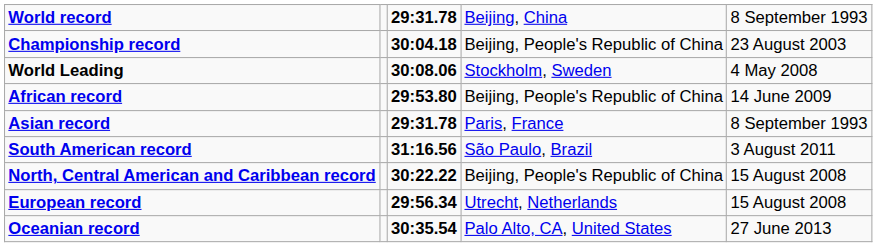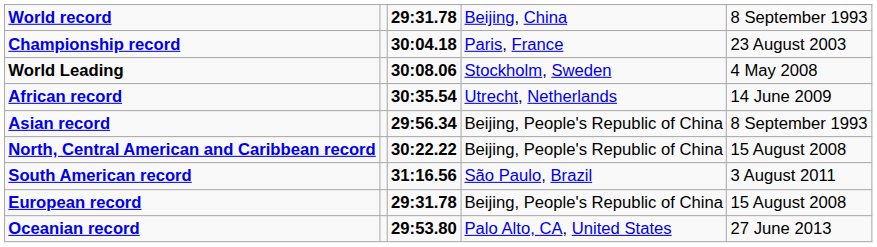(594, 44) Beijing, People's Republic of China -> (514, 44) Paris, France
(424, 96) 29:53.80 -> (424, 96) 30:35.54
(594, 96) Beijing, People's Republic of China -> (541, 96) Utrecht, Netherlands
(424, 123) 29:31.78 -> (424, 123) 29:56.34
(514, 123) Paris, France -> (594, 123) Beijing, People's Republic of China
rows swapped: (192, 176) <-> (100, 149)
(424, 202) 29:56.34 -> (424, 202) 29:31.78
(541, 202) Utrecht, Netherlands -> (594, 202) Beijing, People's Republic of China
(424, 228) 30:35.54 -> (424, 228) 29:53.80
